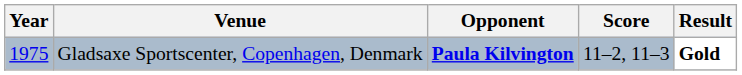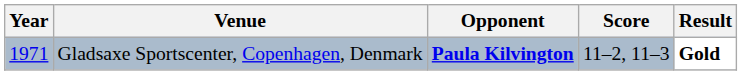(29, 53) 1975 -> (29, 53) 1971
